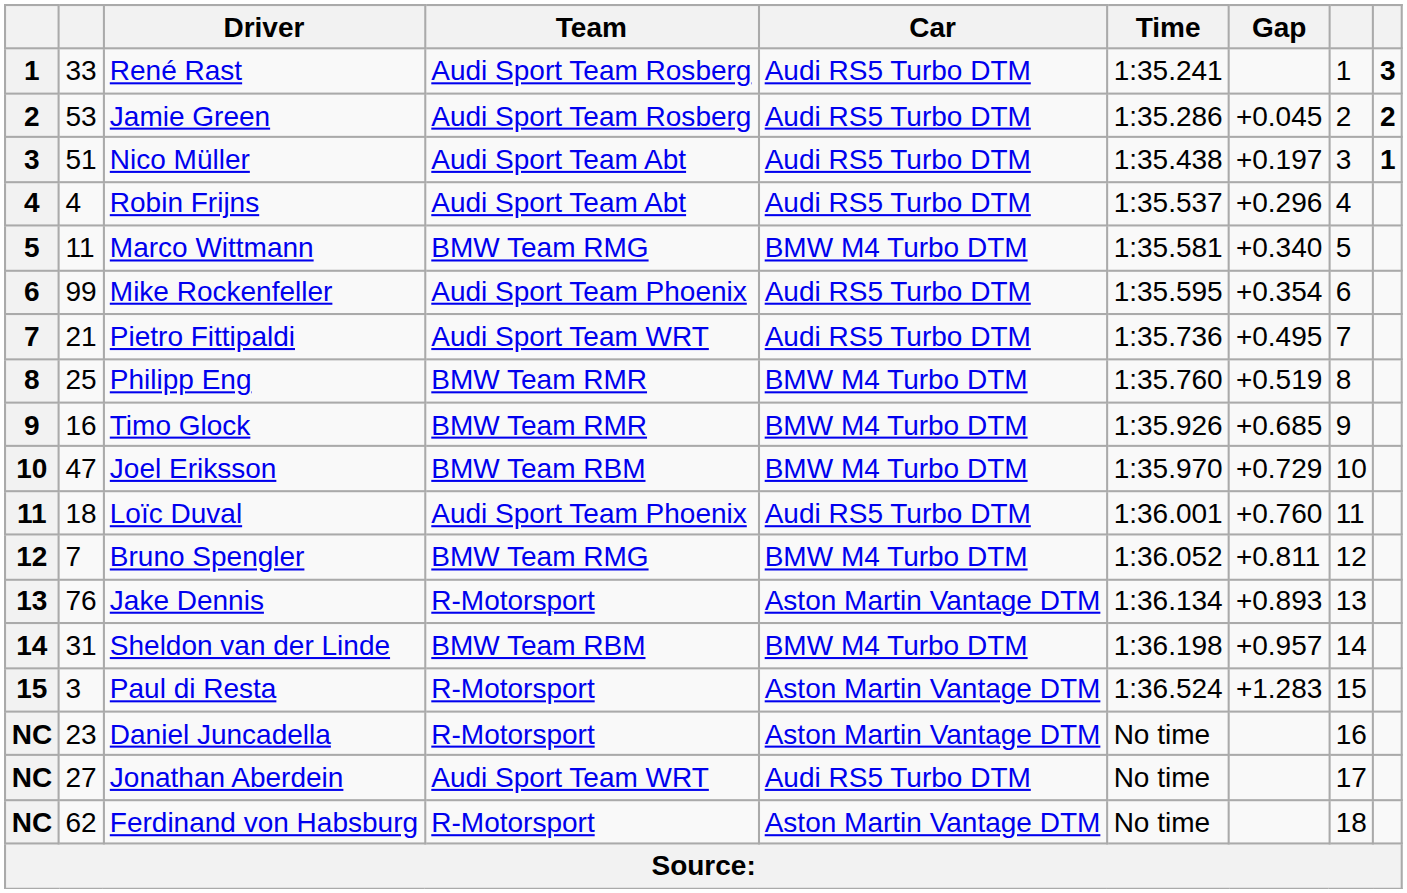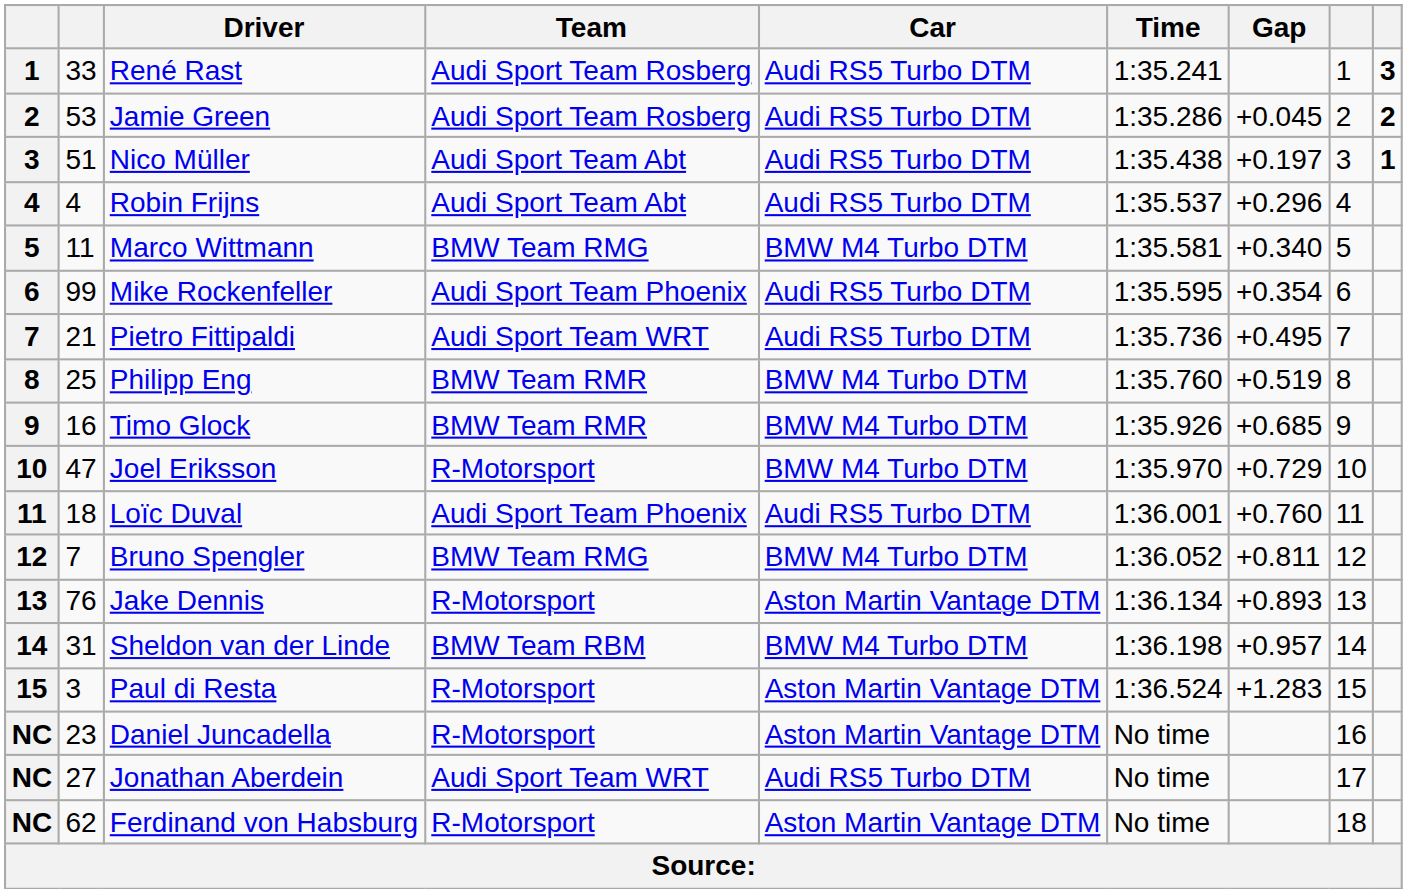(538, 468) BMW Team RBM -> (513, 468) R-Motorsport
